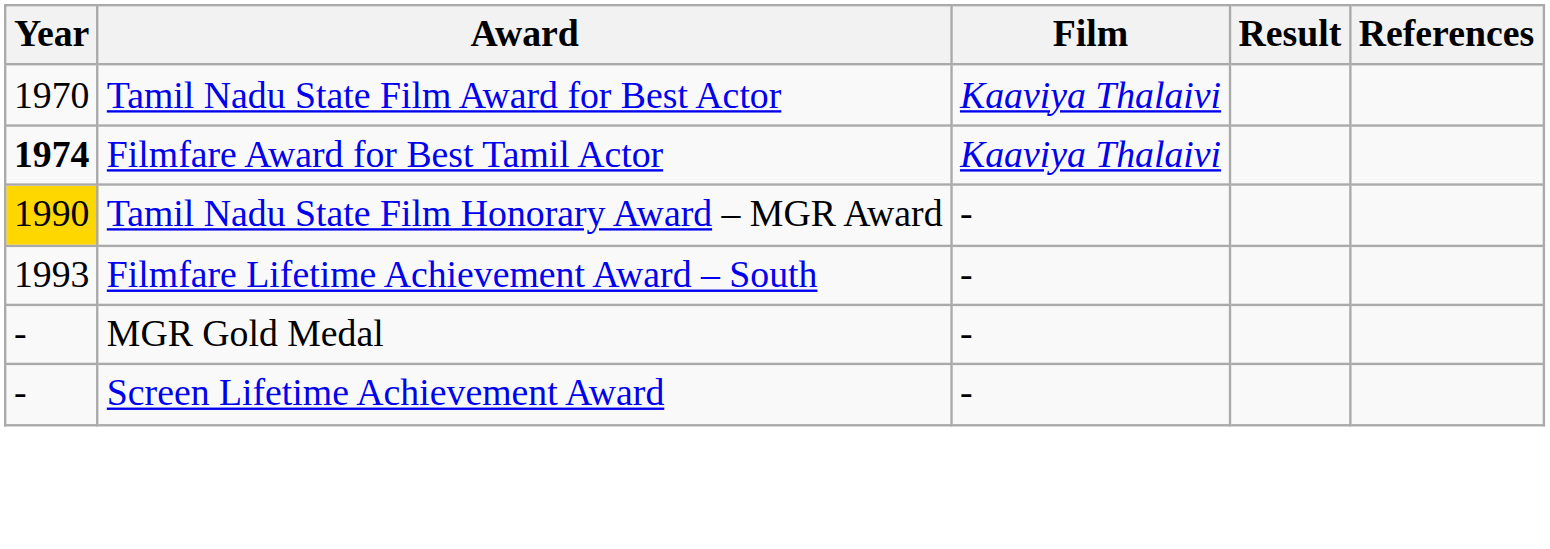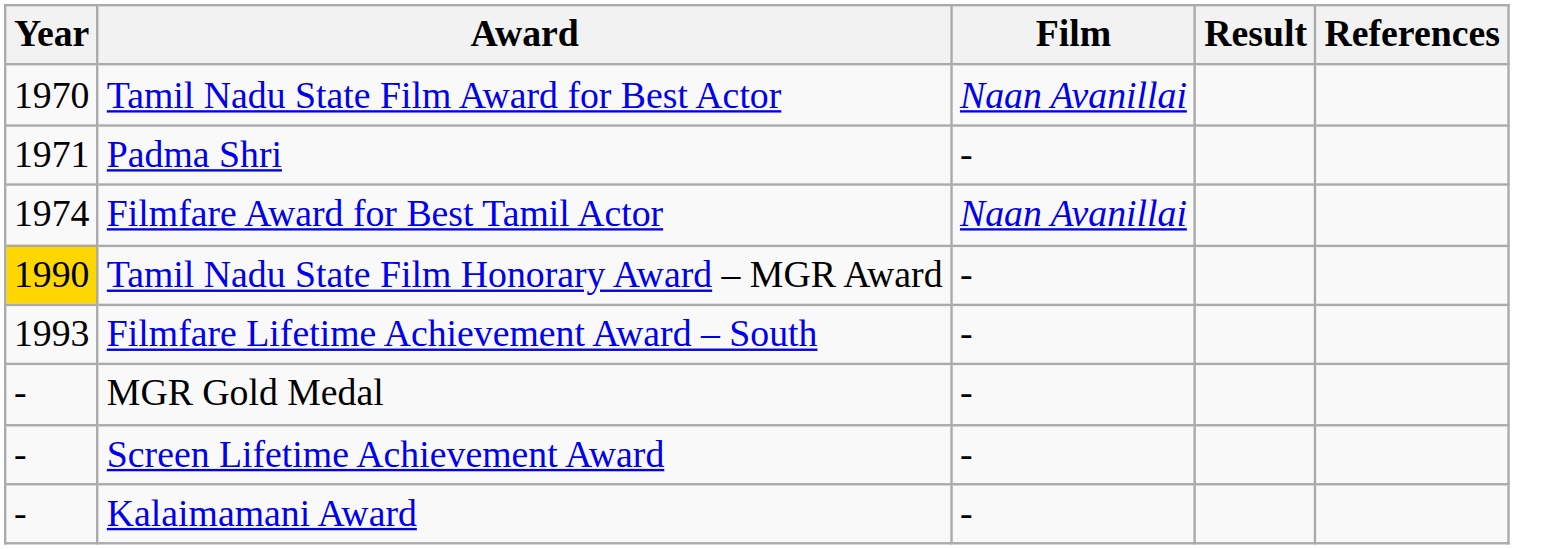(1091, 94) Kaaviya Thalaivi -> (1073, 94) Naan Avanillai
+ row: (194, 154)
(52, 154) bold -> (52, 214) normal
(1091, 154) Kaaviya Thalaivi -> (1073, 214) Naan Avanillai
+ row: (262, 513)
